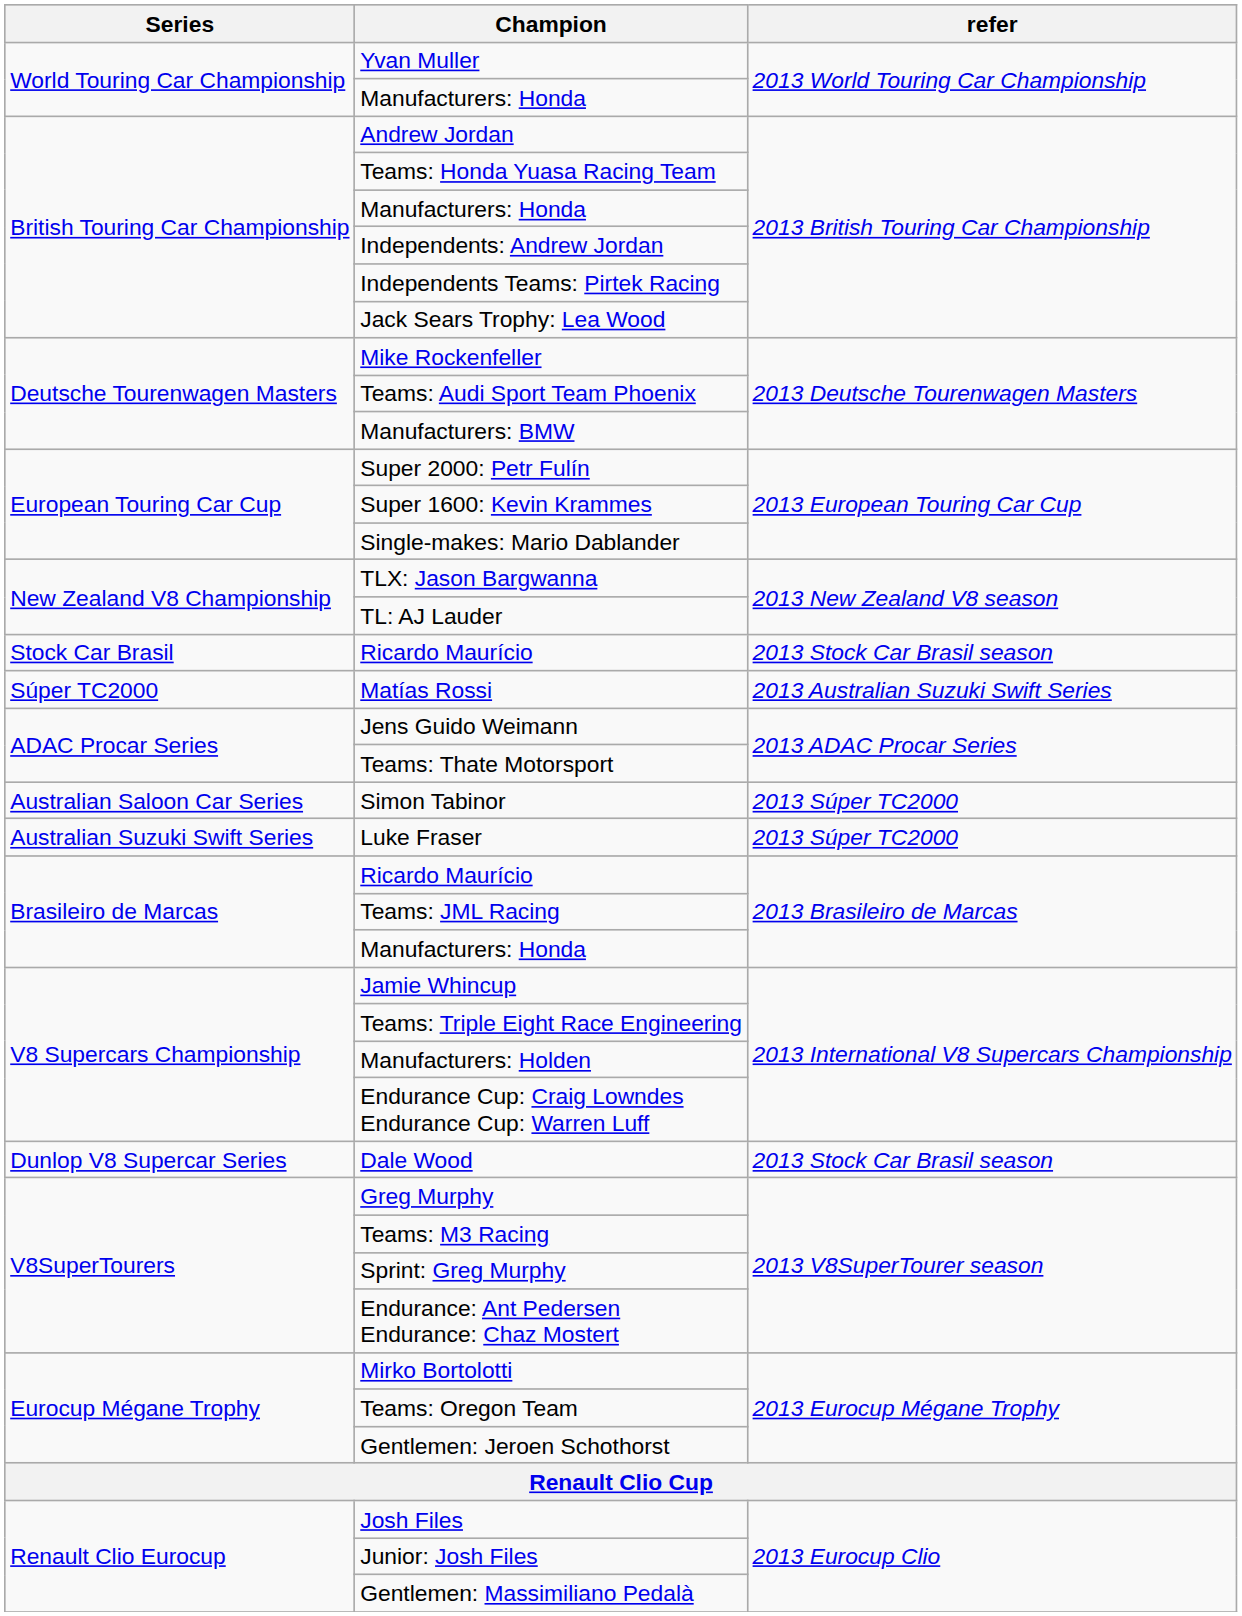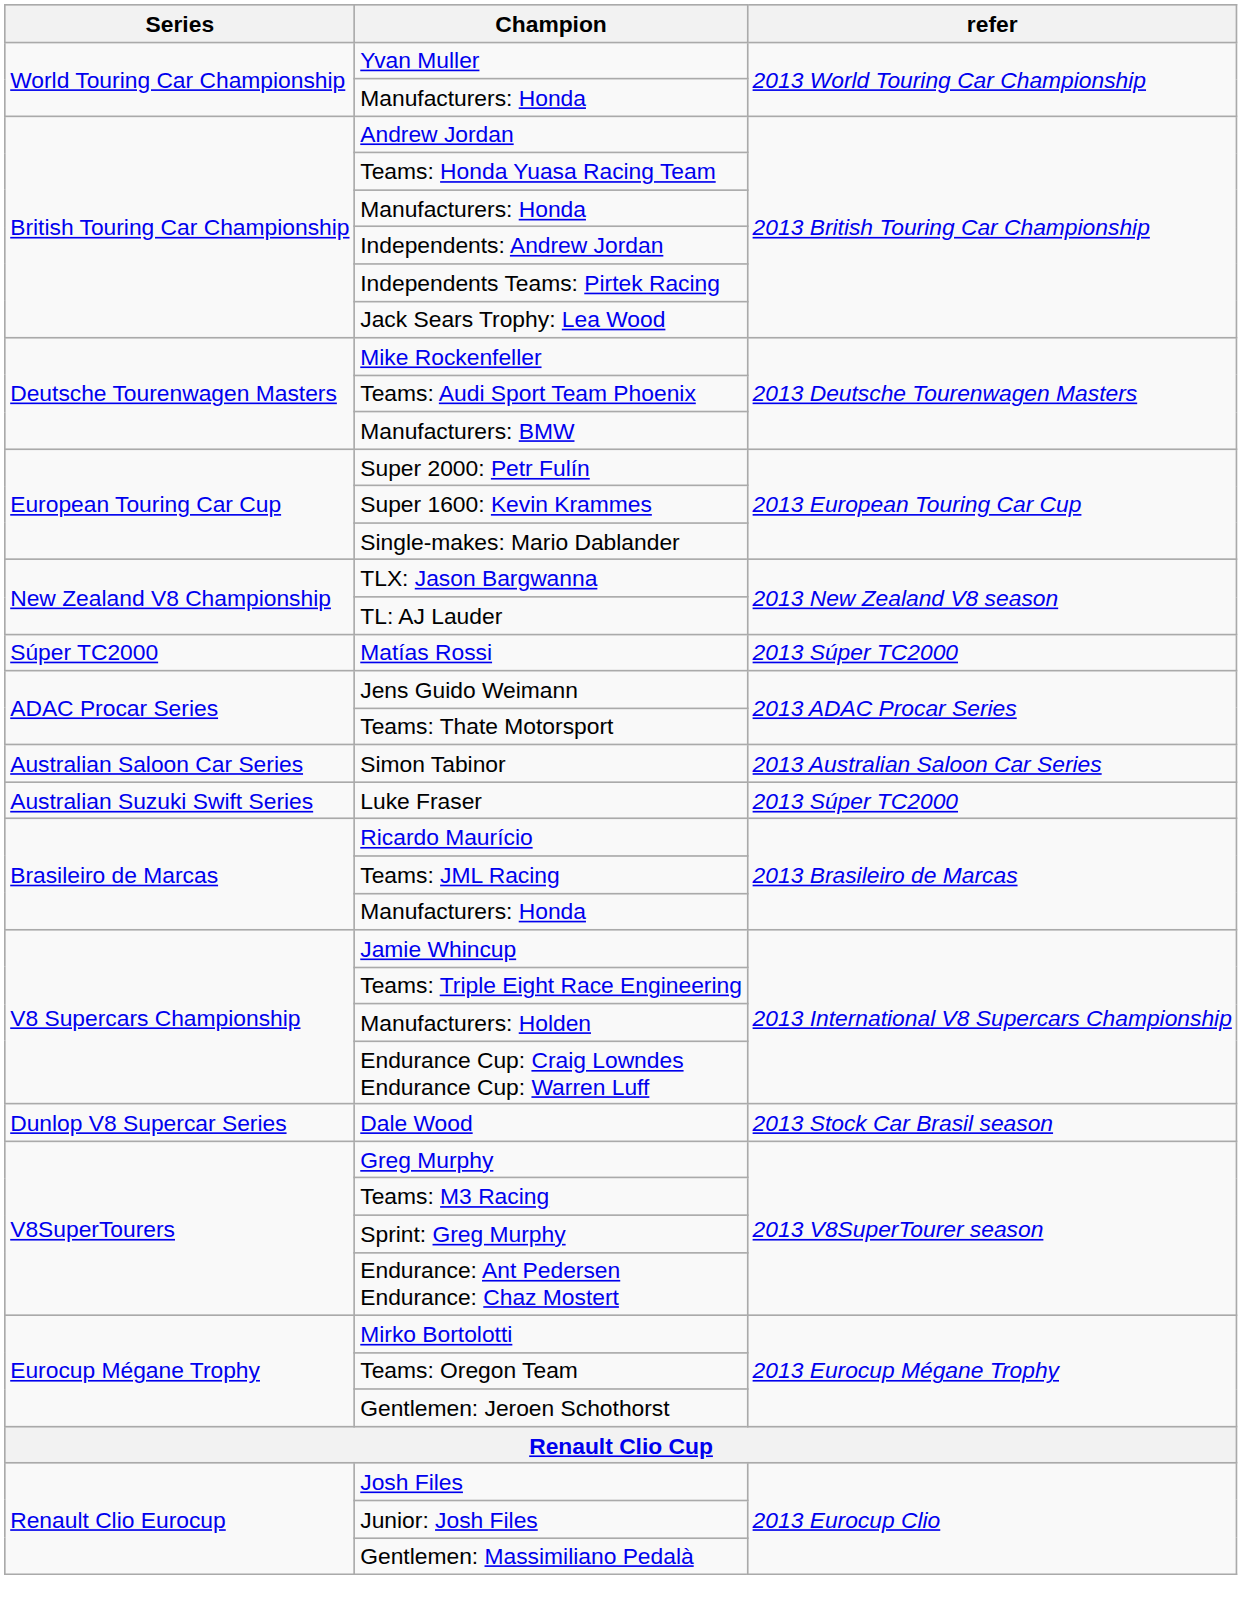- row: (92, 652)
(932, 689) 2013 Australian Suzuki Swift Series -> (855, 652) 2013 Súper TC2000
(855, 800) 2013 Súper TC2000 -> (927, 763) 2013 Australian Saloon Car Series
